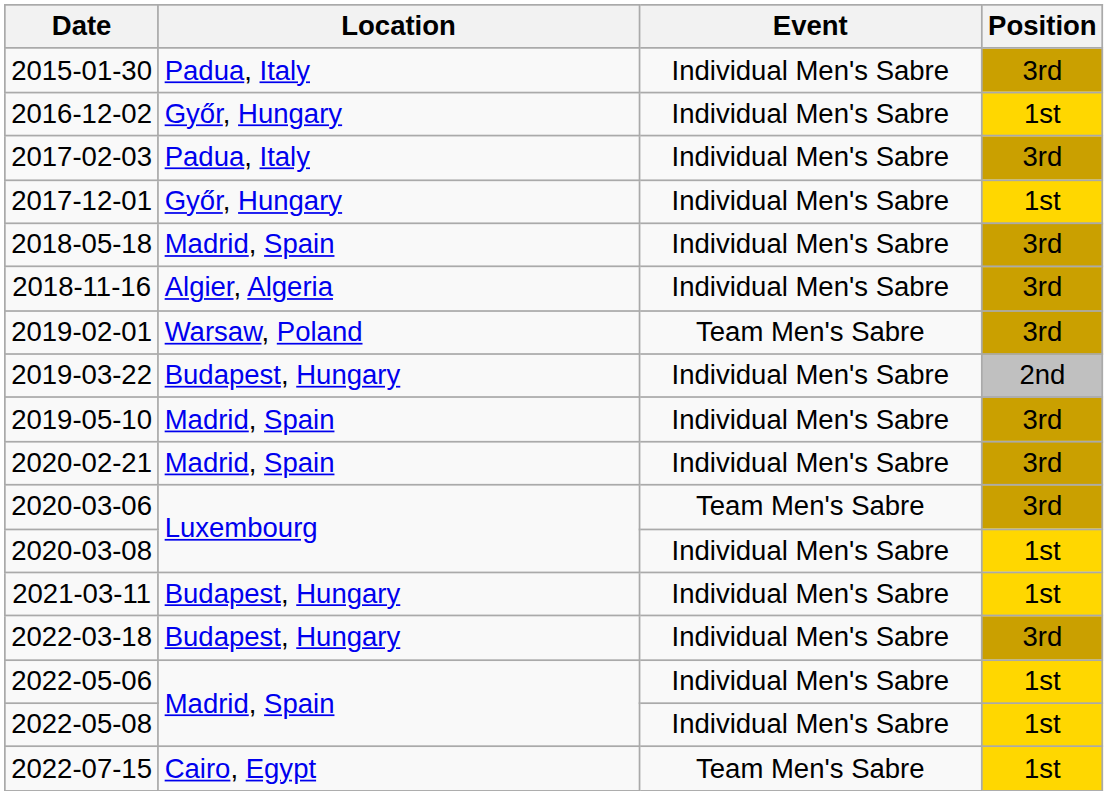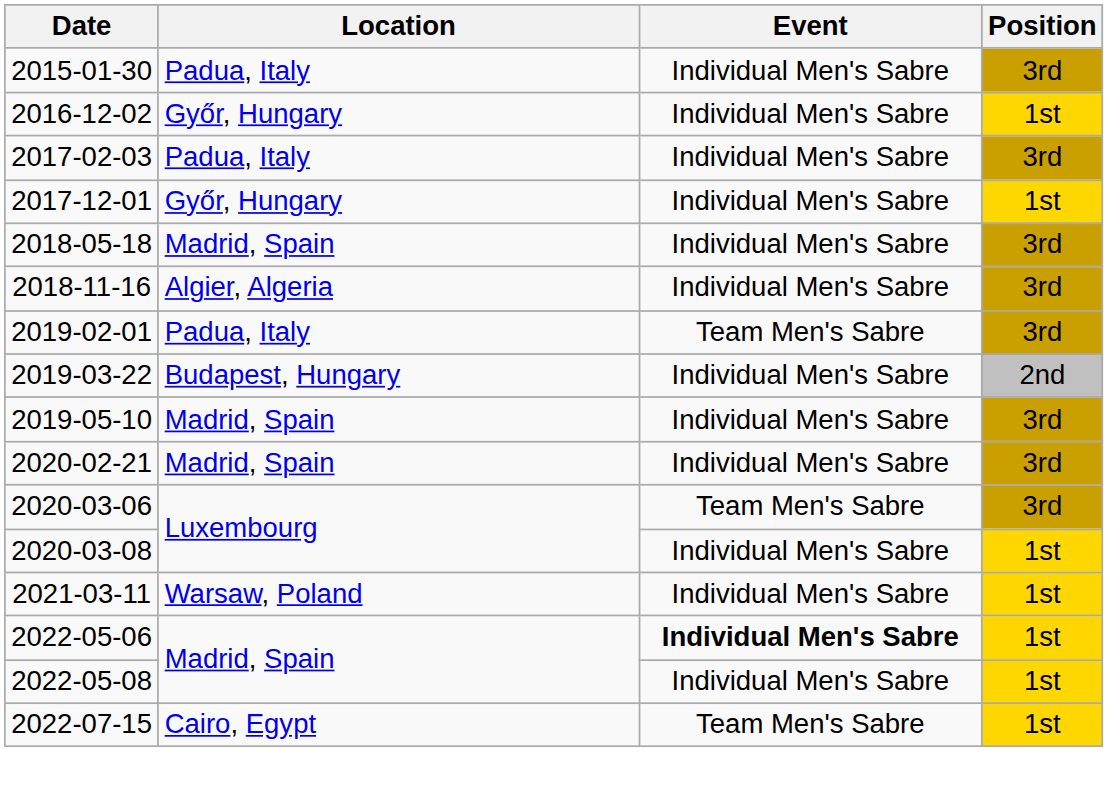(264, 331) Warsaw, Poland -> (237, 331) Padua, Italy
(282, 593) Budapest, Hungary -> (264, 593) Warsaw, Poland
- row: (82, 637)
(810, 680) normal -> (810, 637) bold
